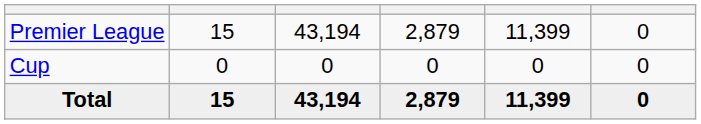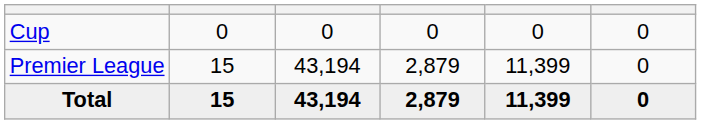rows swapped: (87, 31) <-> (30, 66)
